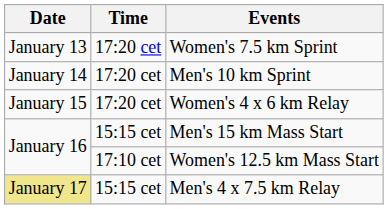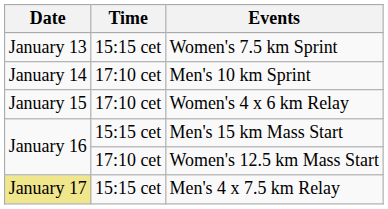(128, 47) 17:20 cet -> (128, 47) 15:15 cet
(128, 75) 17:20 cet -> (128, 75) 17:10 cet
(128, 103) 17:20 cet -> (128, 103) 17:10 cet
